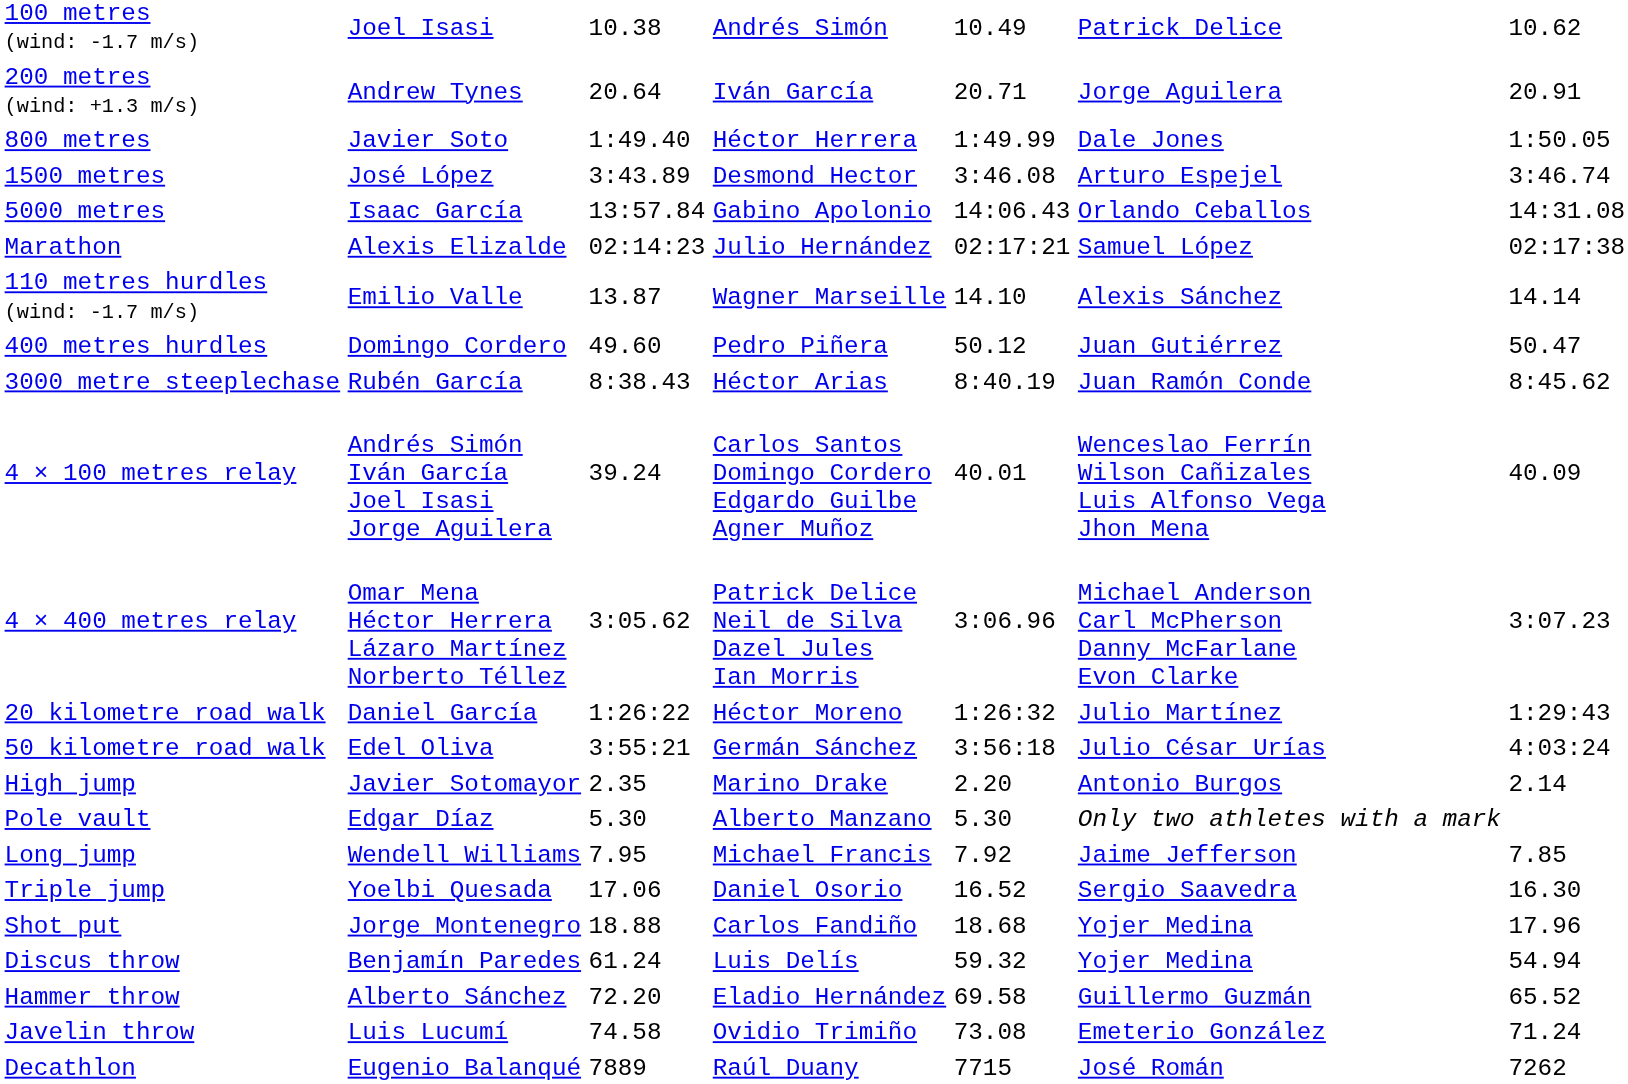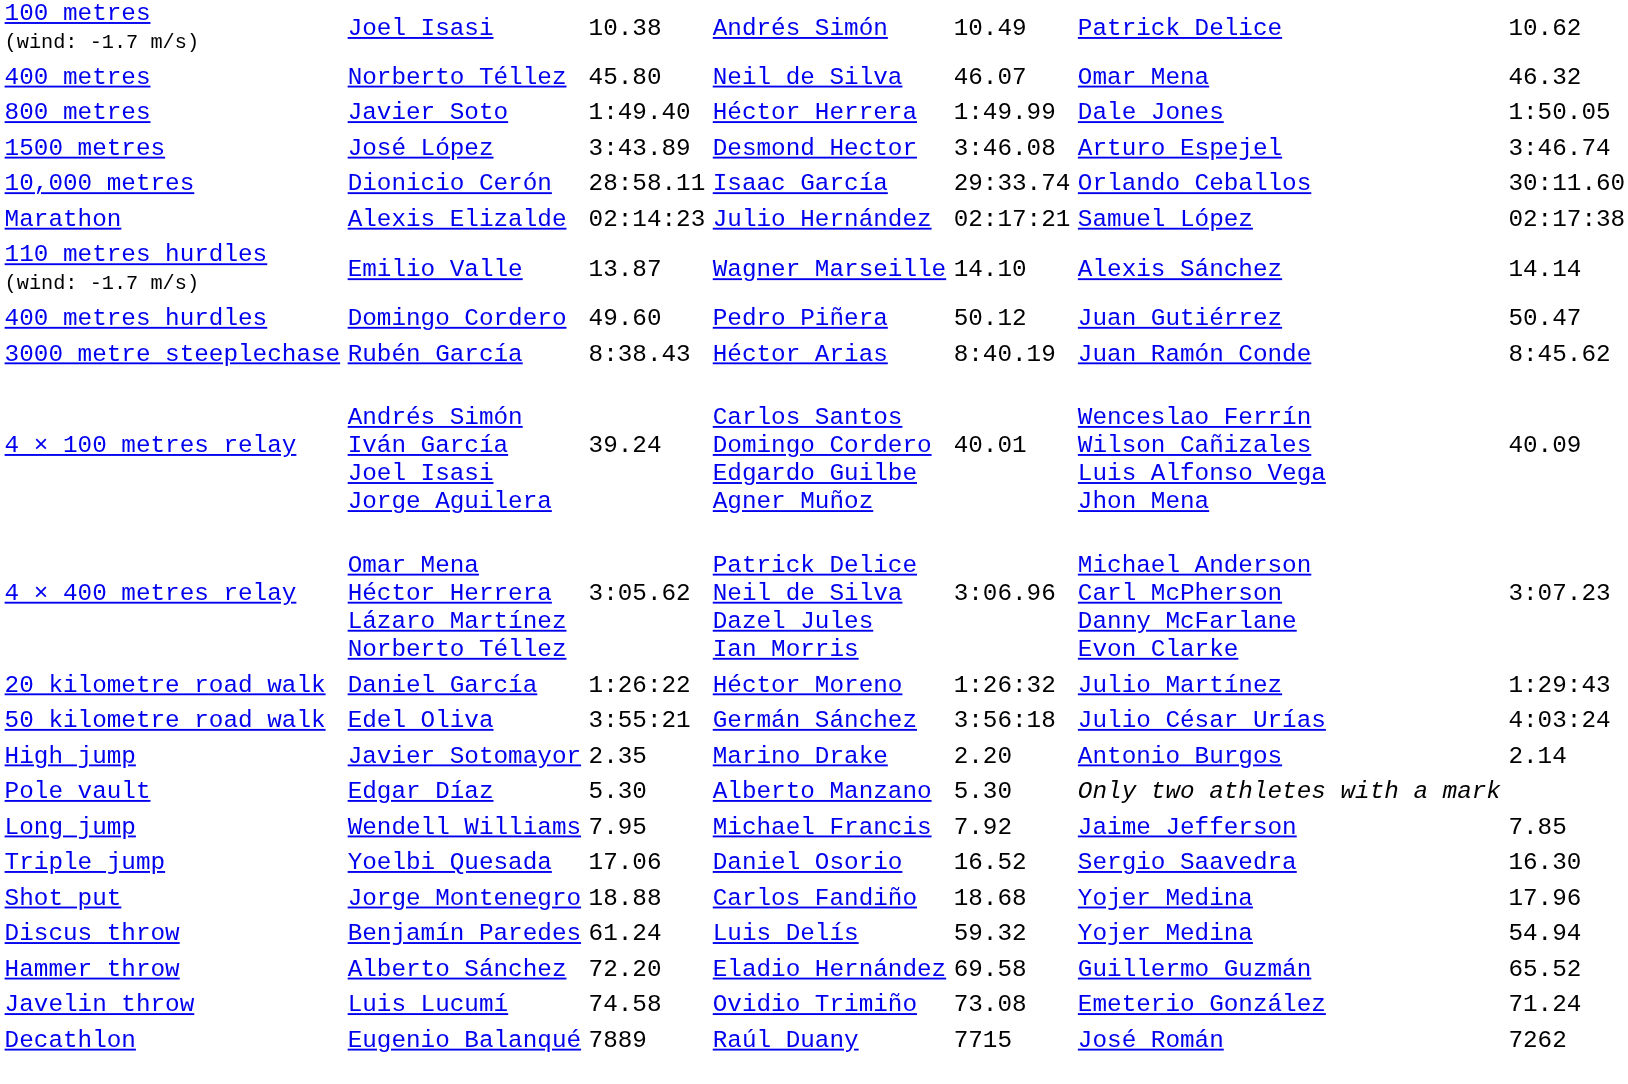- row: (102, 90)
+ row: (78, 77)
- row: (85, 212)
+ row: (99, 184)
